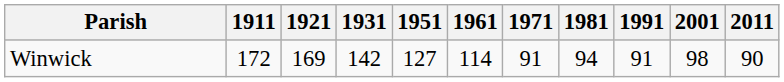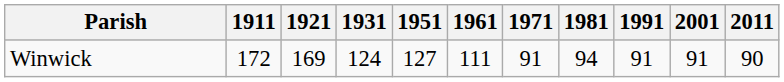(364, 58) 142 -> (364, 58) 124
(475, 58) 114 -> (475, 58) 111
(697, 58) 98 -> (697, 58) 91
